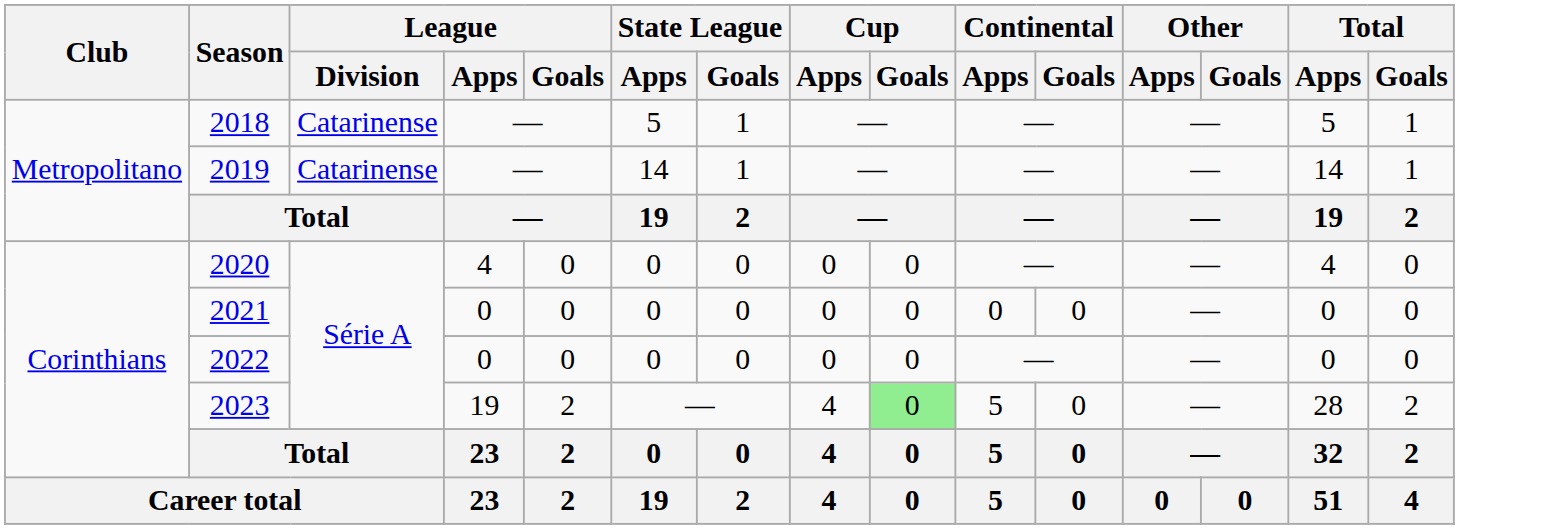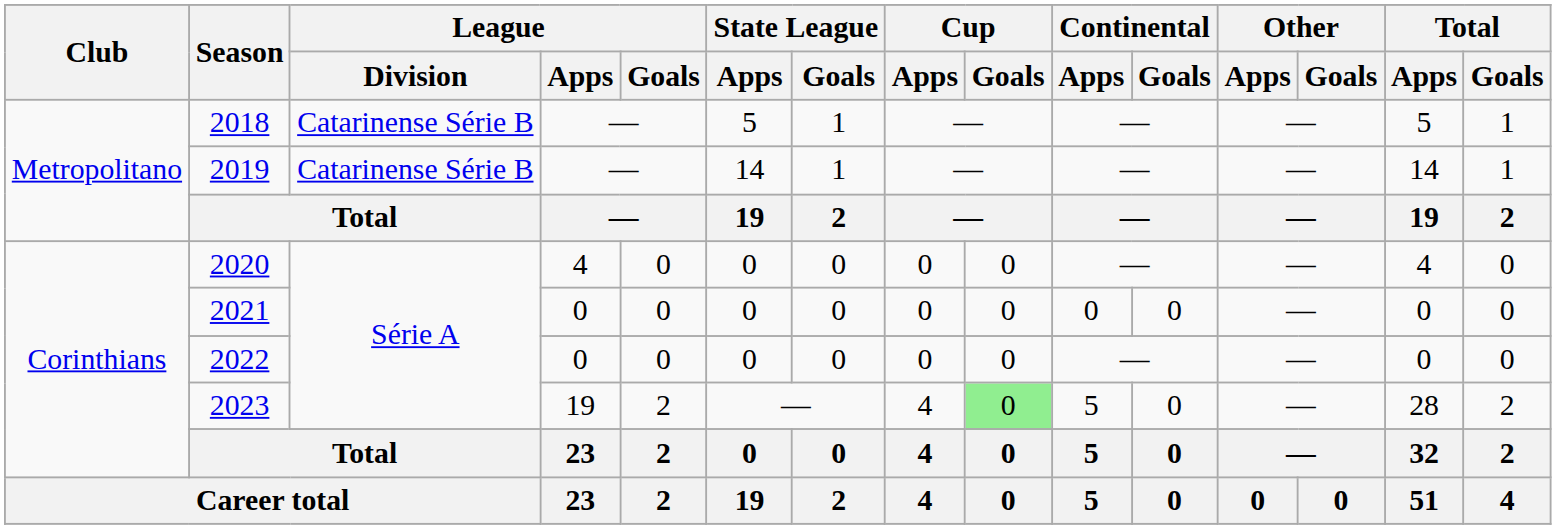(367, 122) Catarinense -> (415, 122) Catarinense Série B
(367, 169) Catarinense -> (415, 169) Catarinense Série B
